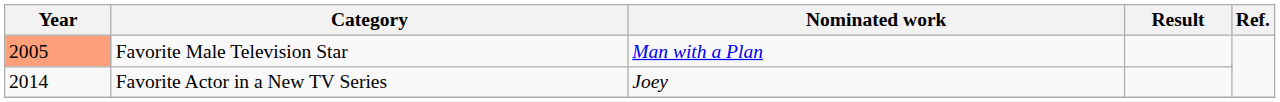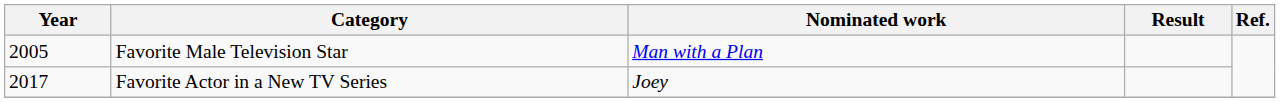(29, 50) lightsalmon background -> (29, 50) no background
(29, 81) 2014 -> (29, 81) 2017
